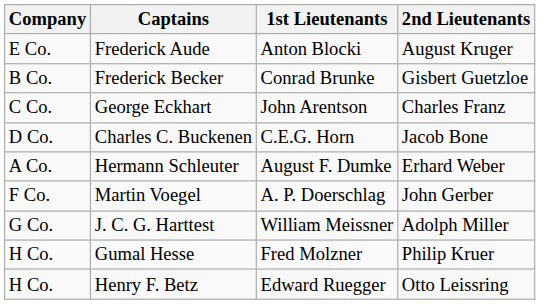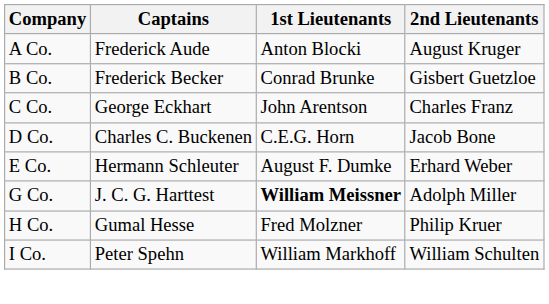(30, 48) E Co. -> (31, 48) A Co.
(31, 166) A Co. -> (30, 166) E Co.
- row: (148, 195)
(327, 225) normal -> (331, 195) bold
+ row: (139, 254)
- row: (146, 284)
